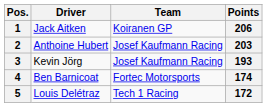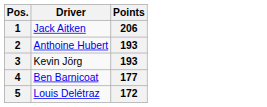- column: (168, 12)
(243, 45) 203 -> (129, 45) 193
(243, 77) 174 -> (129, 77) 177
